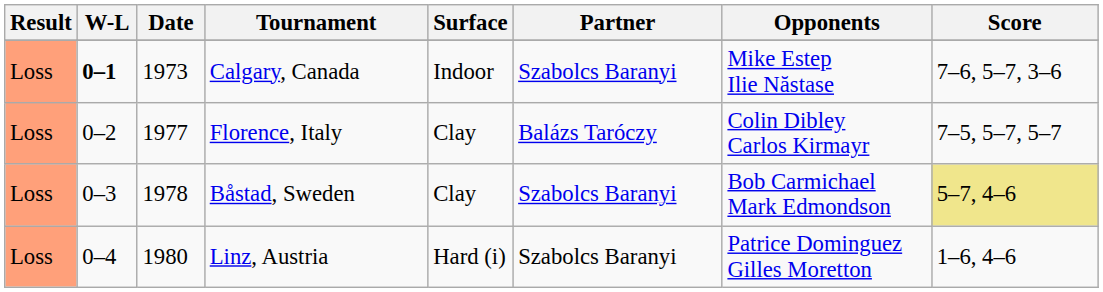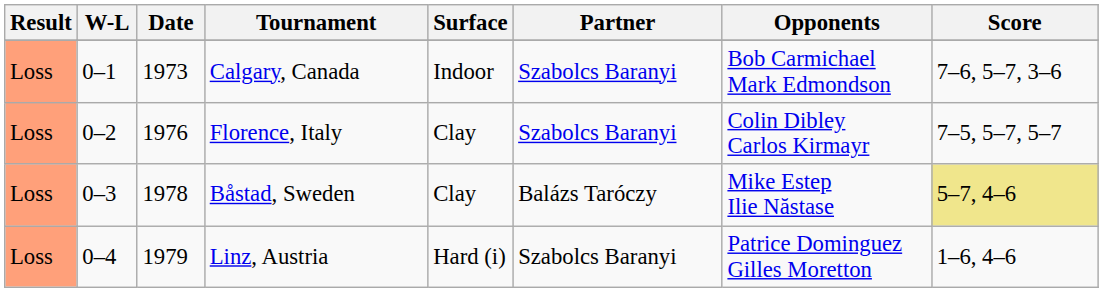(99, 71) bold -> (99, 71) normal
(781, 71) Mike Estep Ilie Năstase -> (809, 71) Bob Carmichael Mark Edmondson
(165, 132) 1977 -> (165, 132) 1976
(587, 132) Balázs Taróczy -> (597, 132) Szabolcs Baranyi
(597, 194) Szabolcs Baranyi -> (587, 194) Balázs Taróczy
(809, 194) Bob Carmichael Mark Edmondson -> (781, 194) Mike Estep Ilie Năstase
(165, 256) 1980 -> (165, 256) 1979
